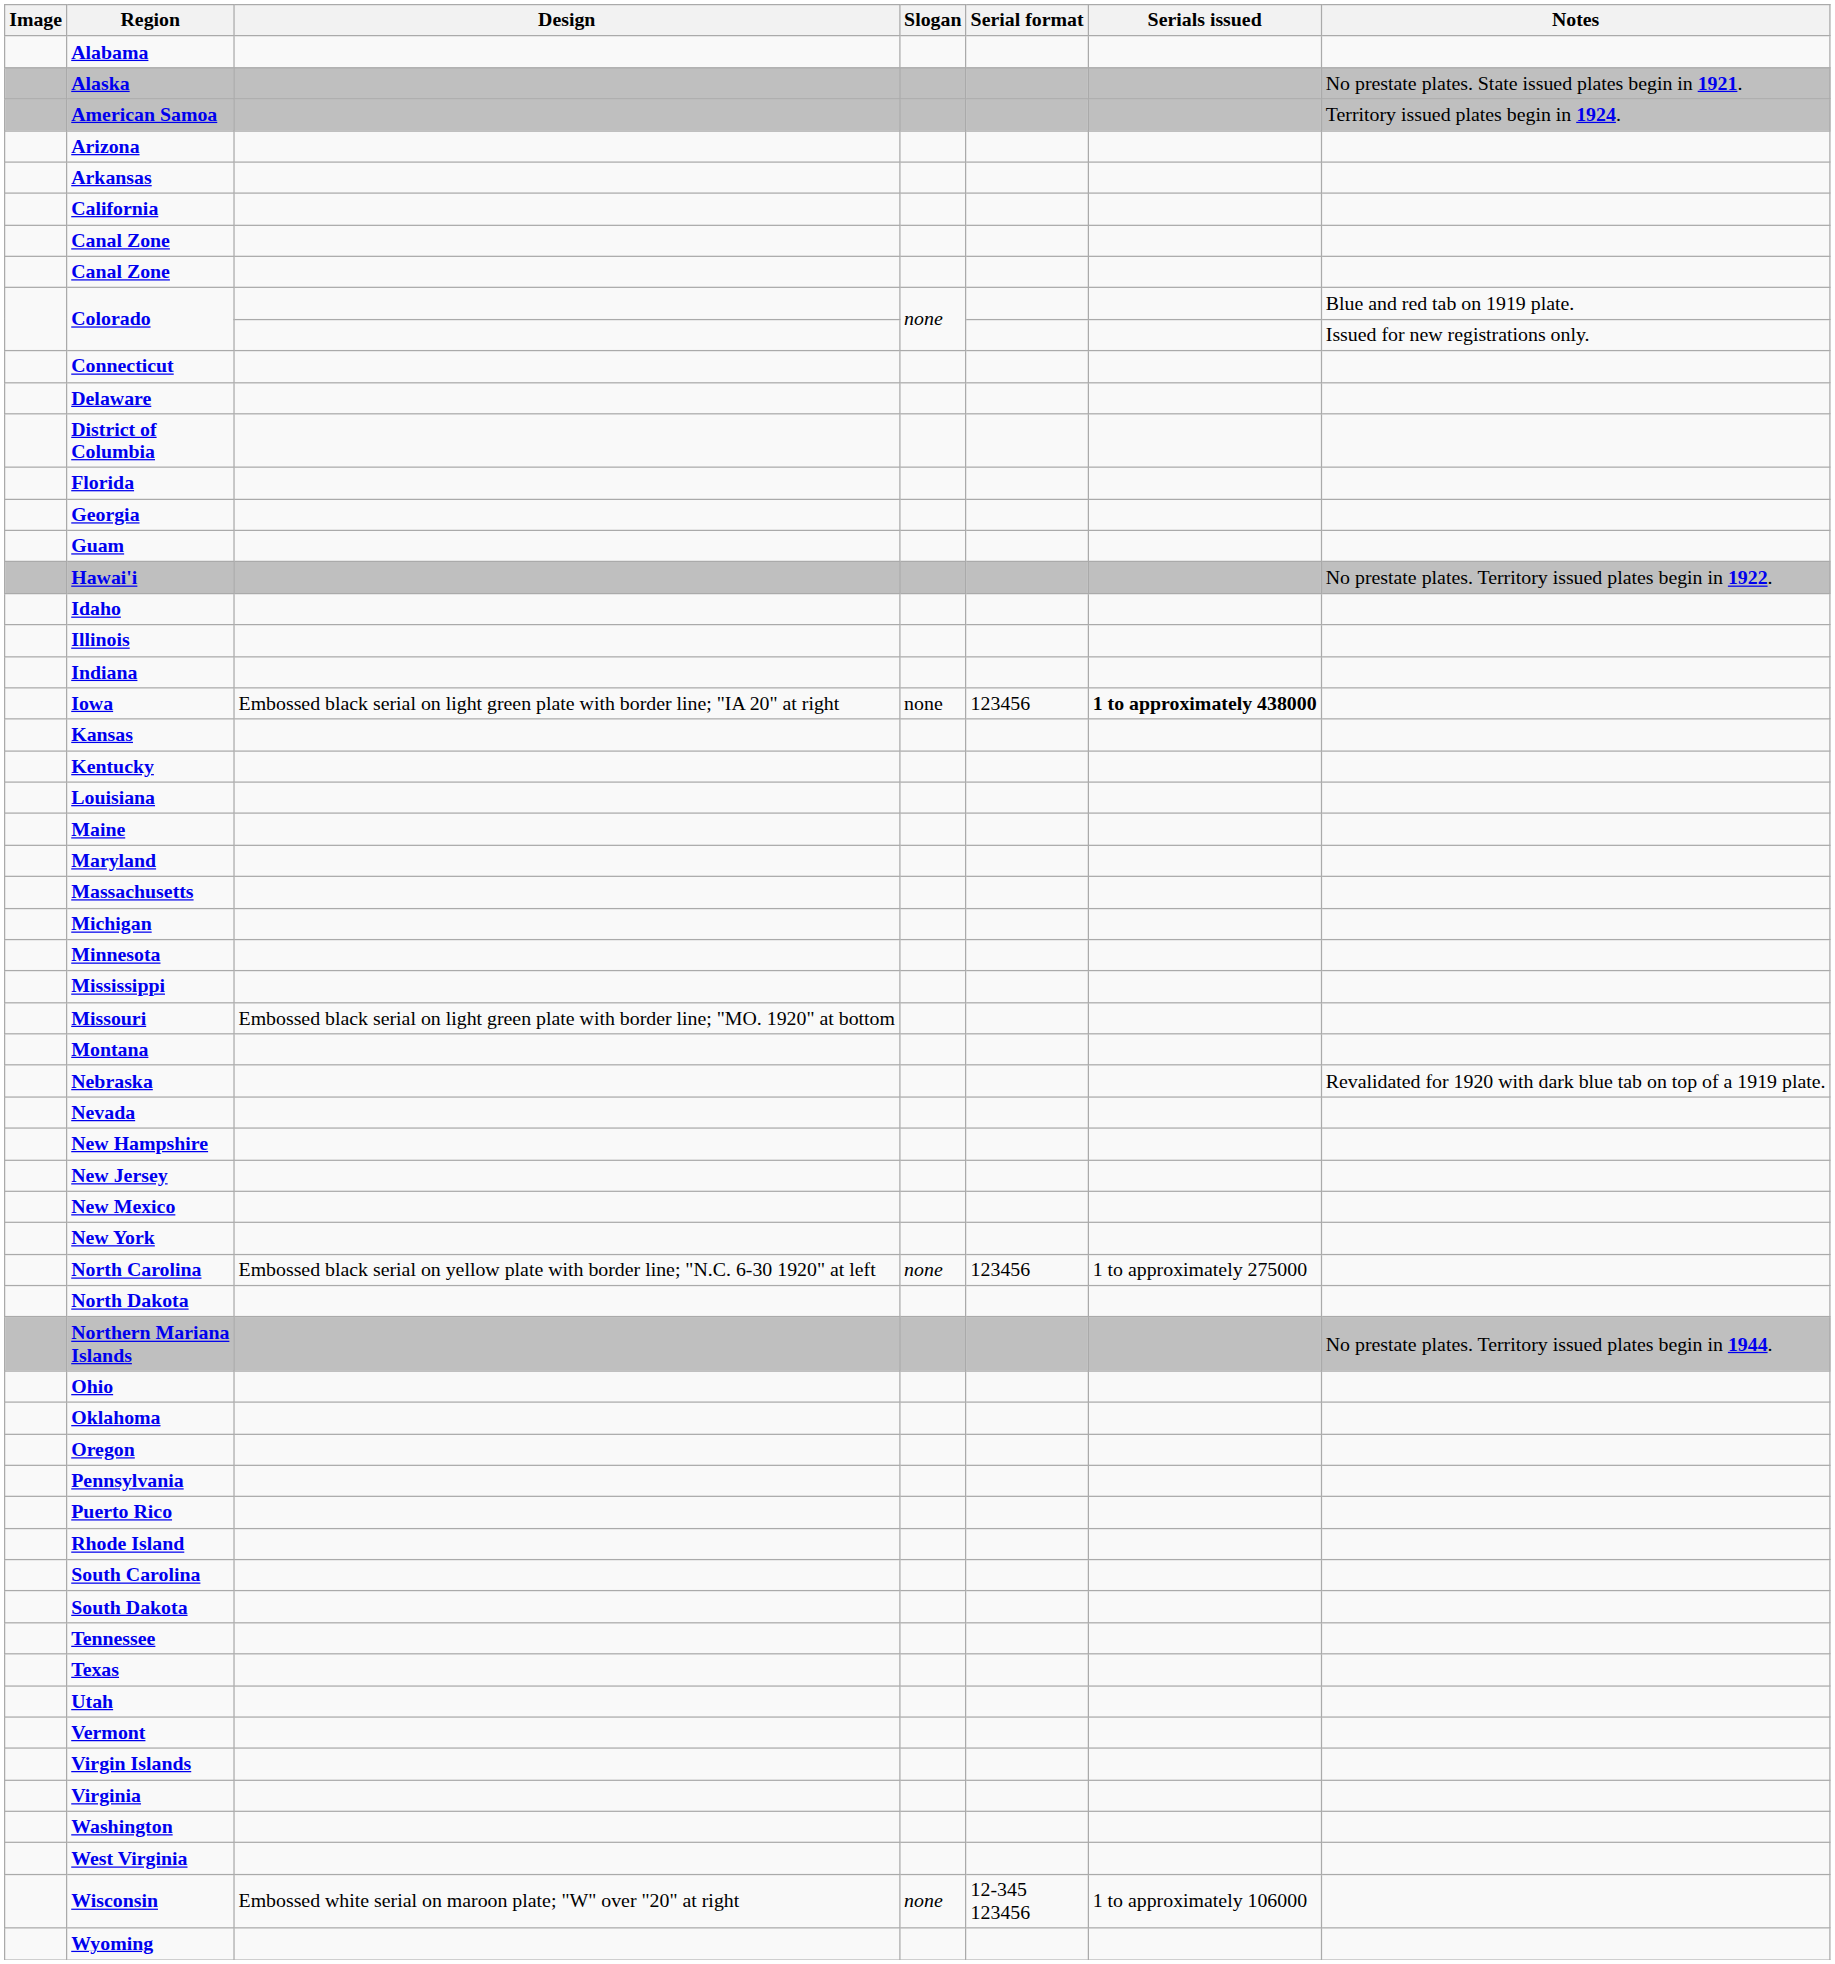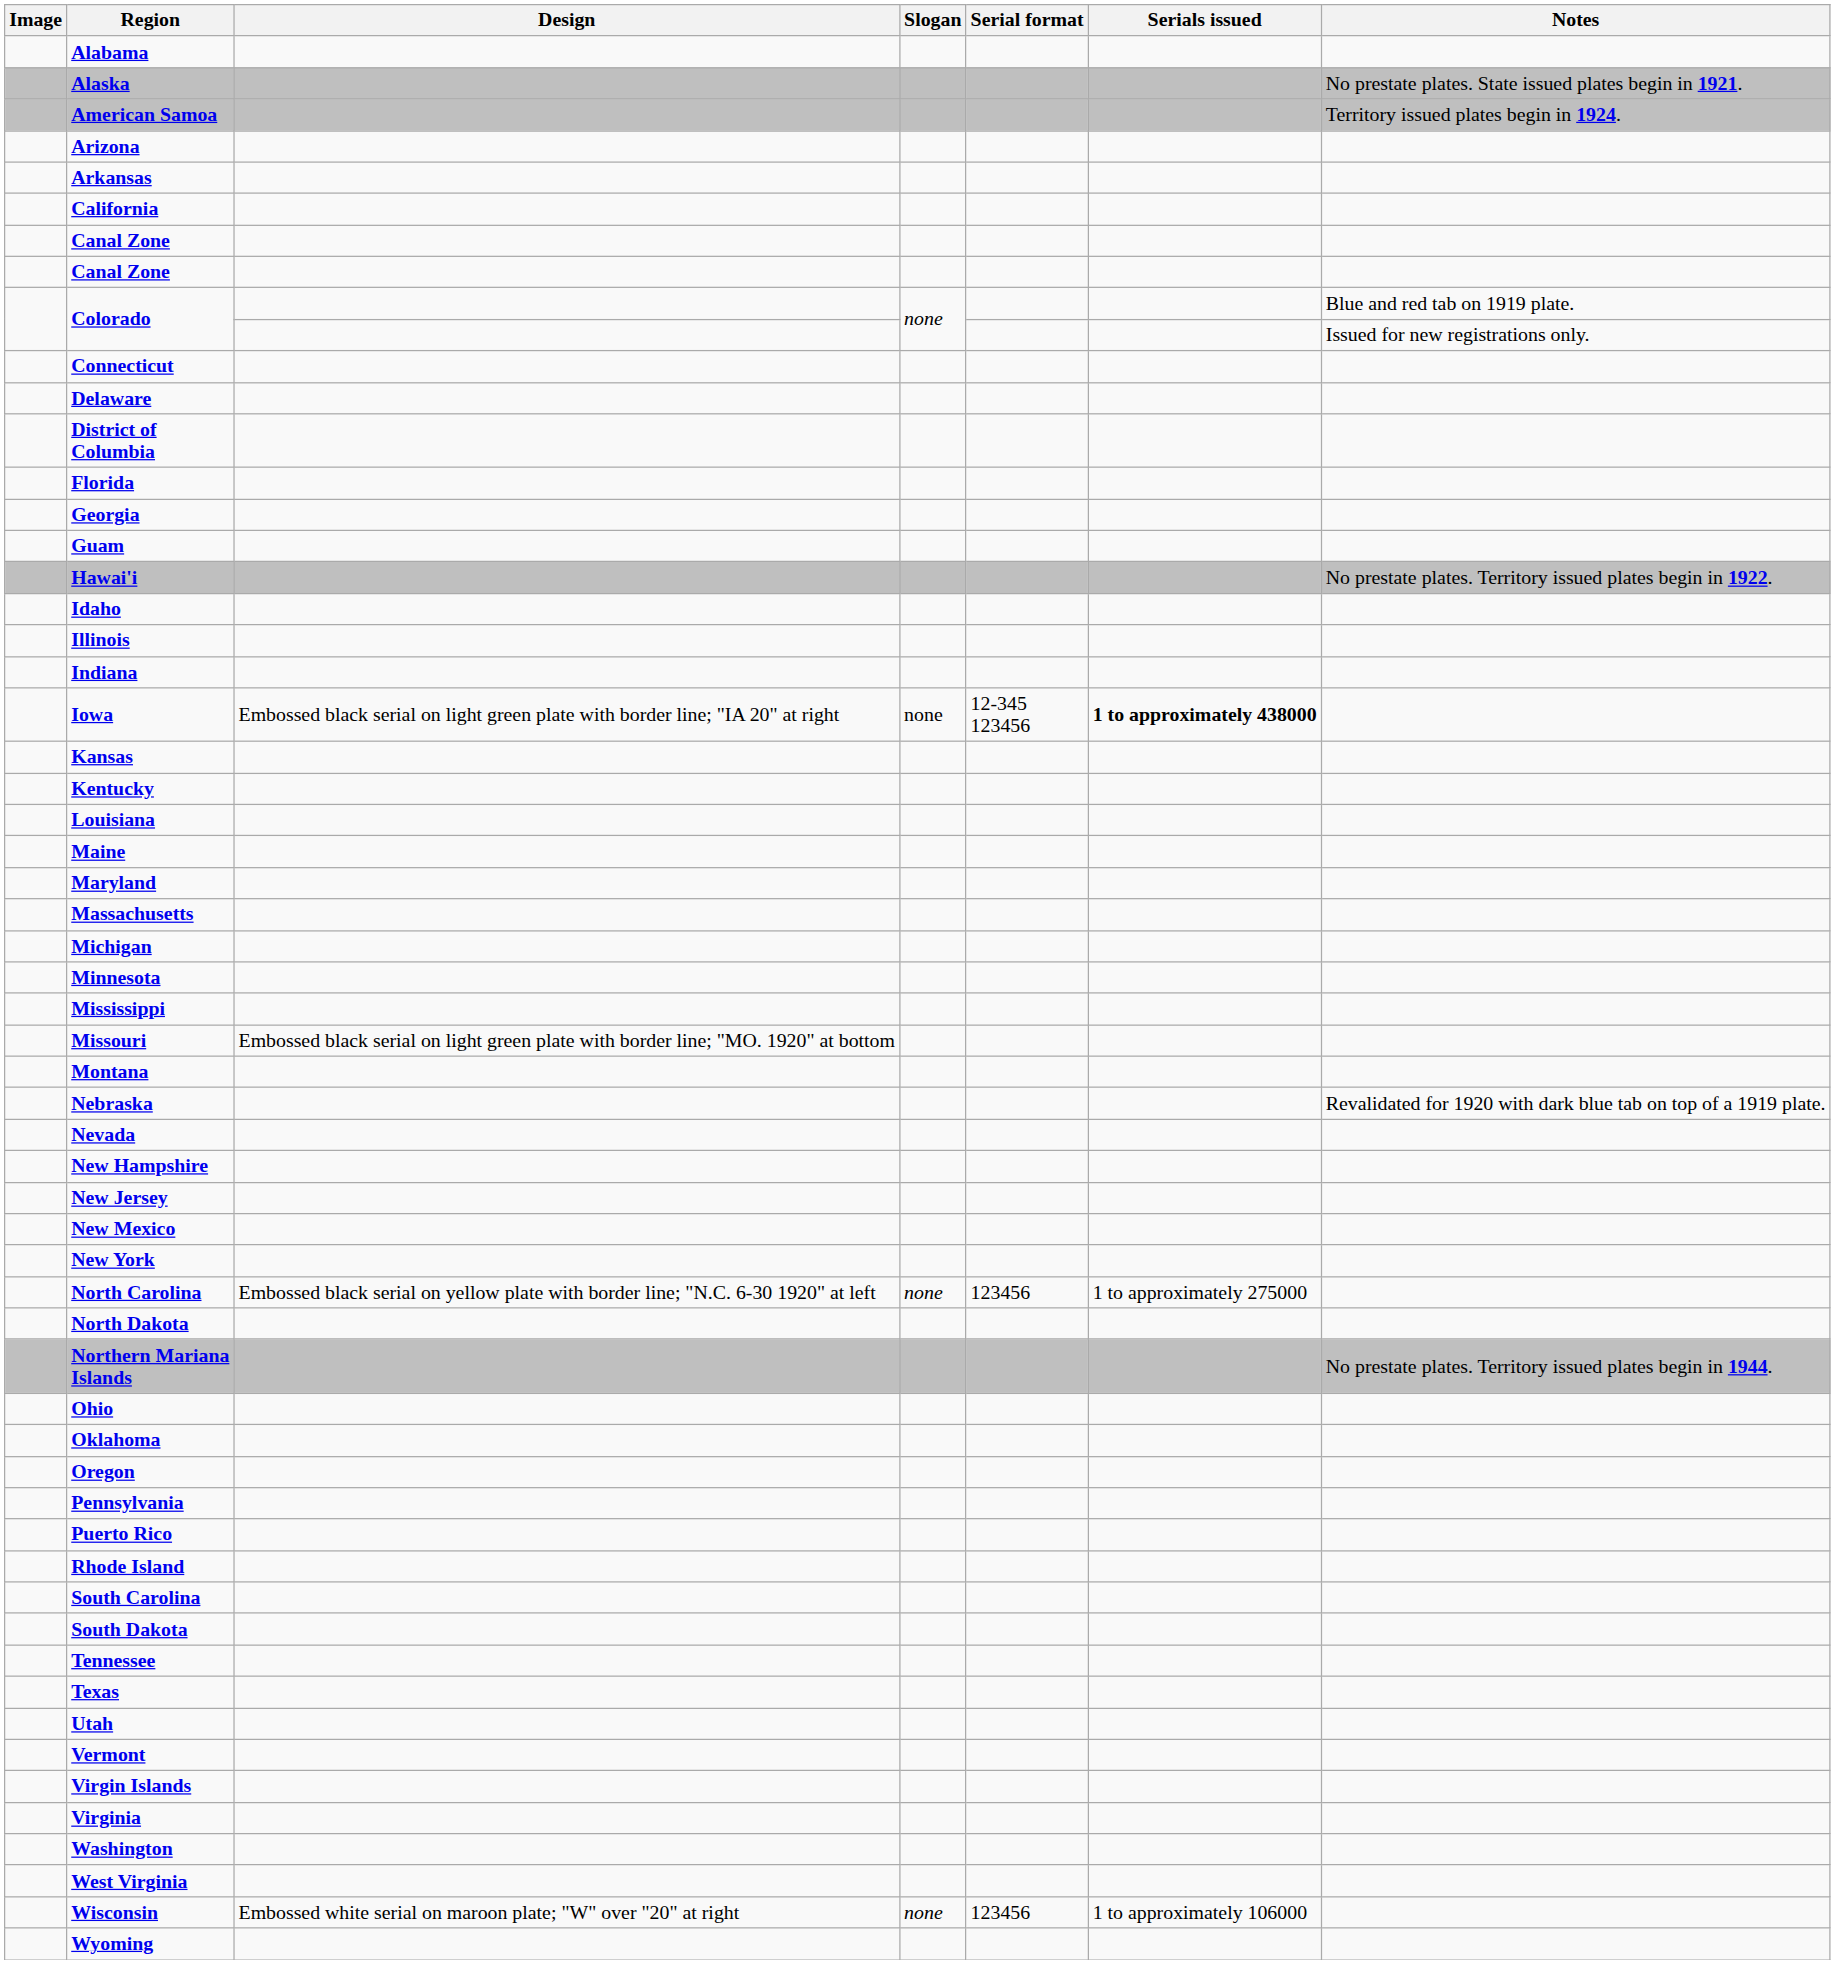(1000, 703) 123456 -> (1000, 714) 12-345 123456
(1000, 1901) 12-345 123456 -> (1000, 1912) 123456
